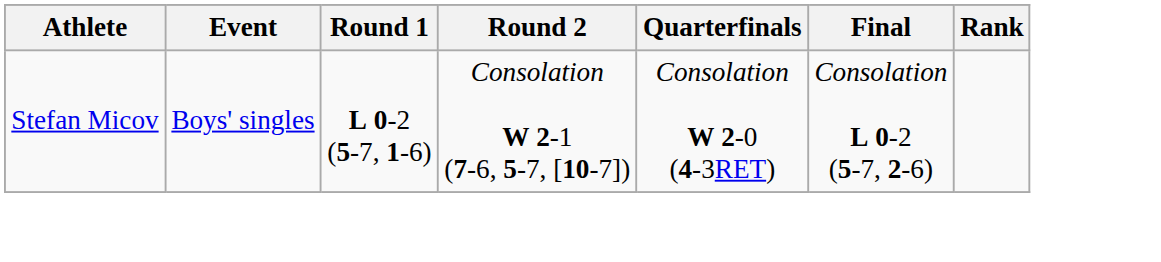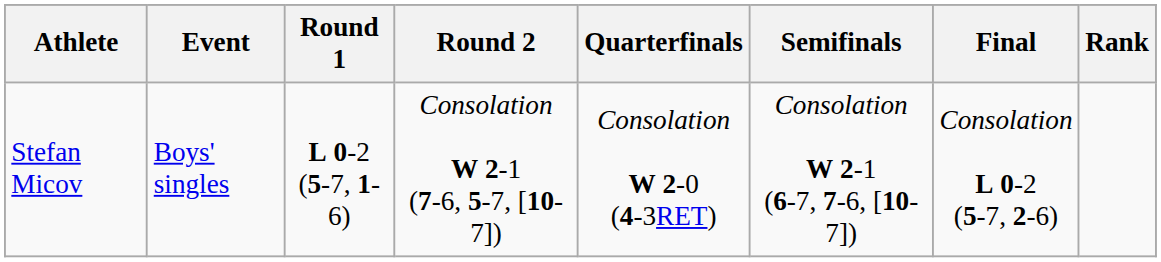+ column: (841, 43)
